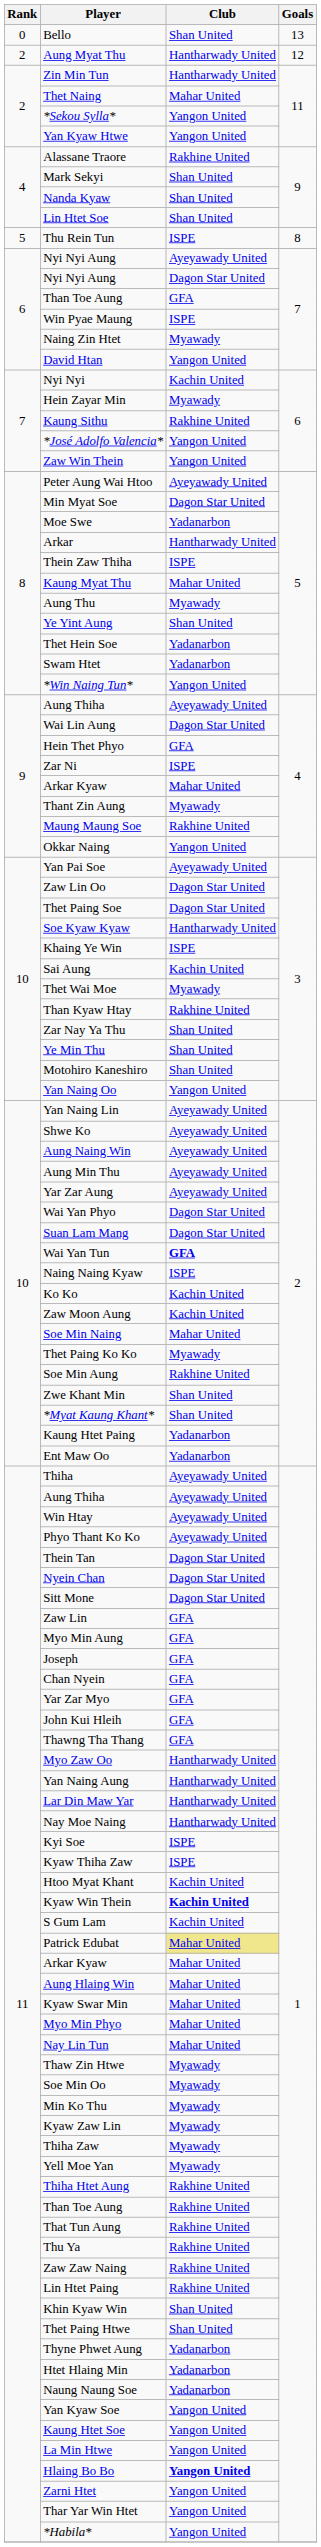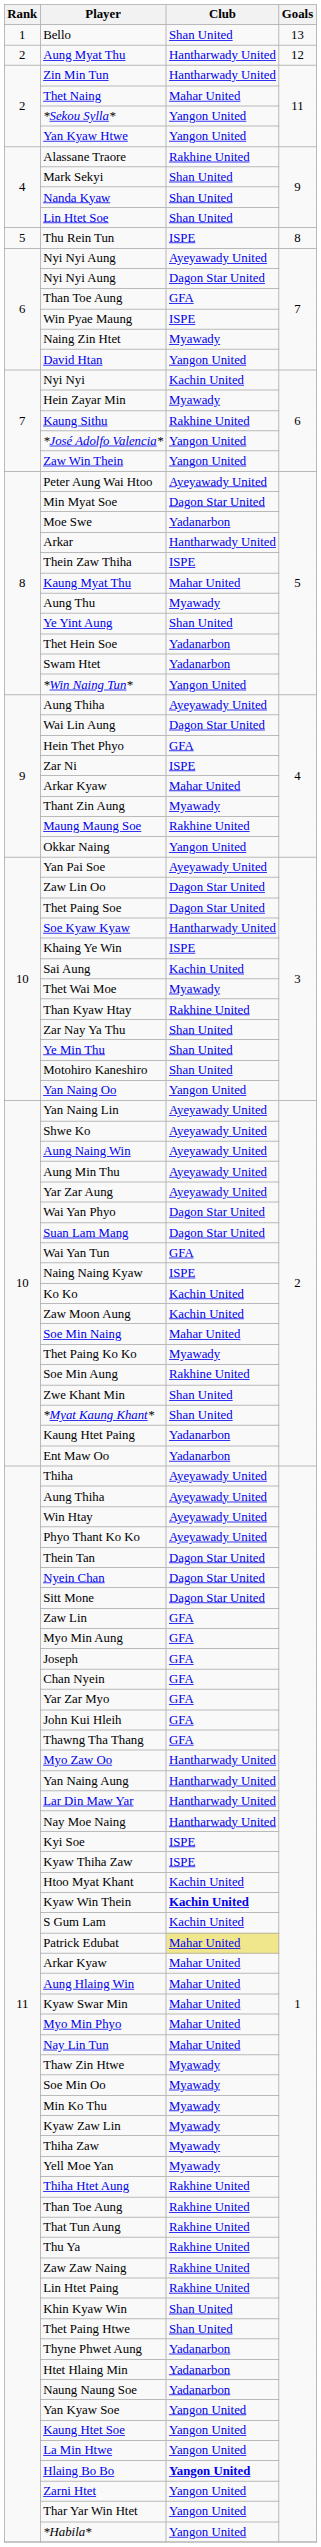(22, 34) 0 -> (22, 34) 1
(182, 1252) bold -> (181, 1252) normal
